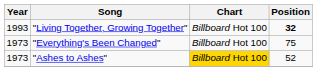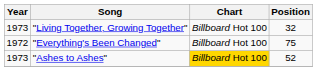(17, 27) 1993 -> (17, 27) 1973
(291, 27) bold -> (291, 27) normal
(17, 43) 1973 -> (17, 43) 1972
